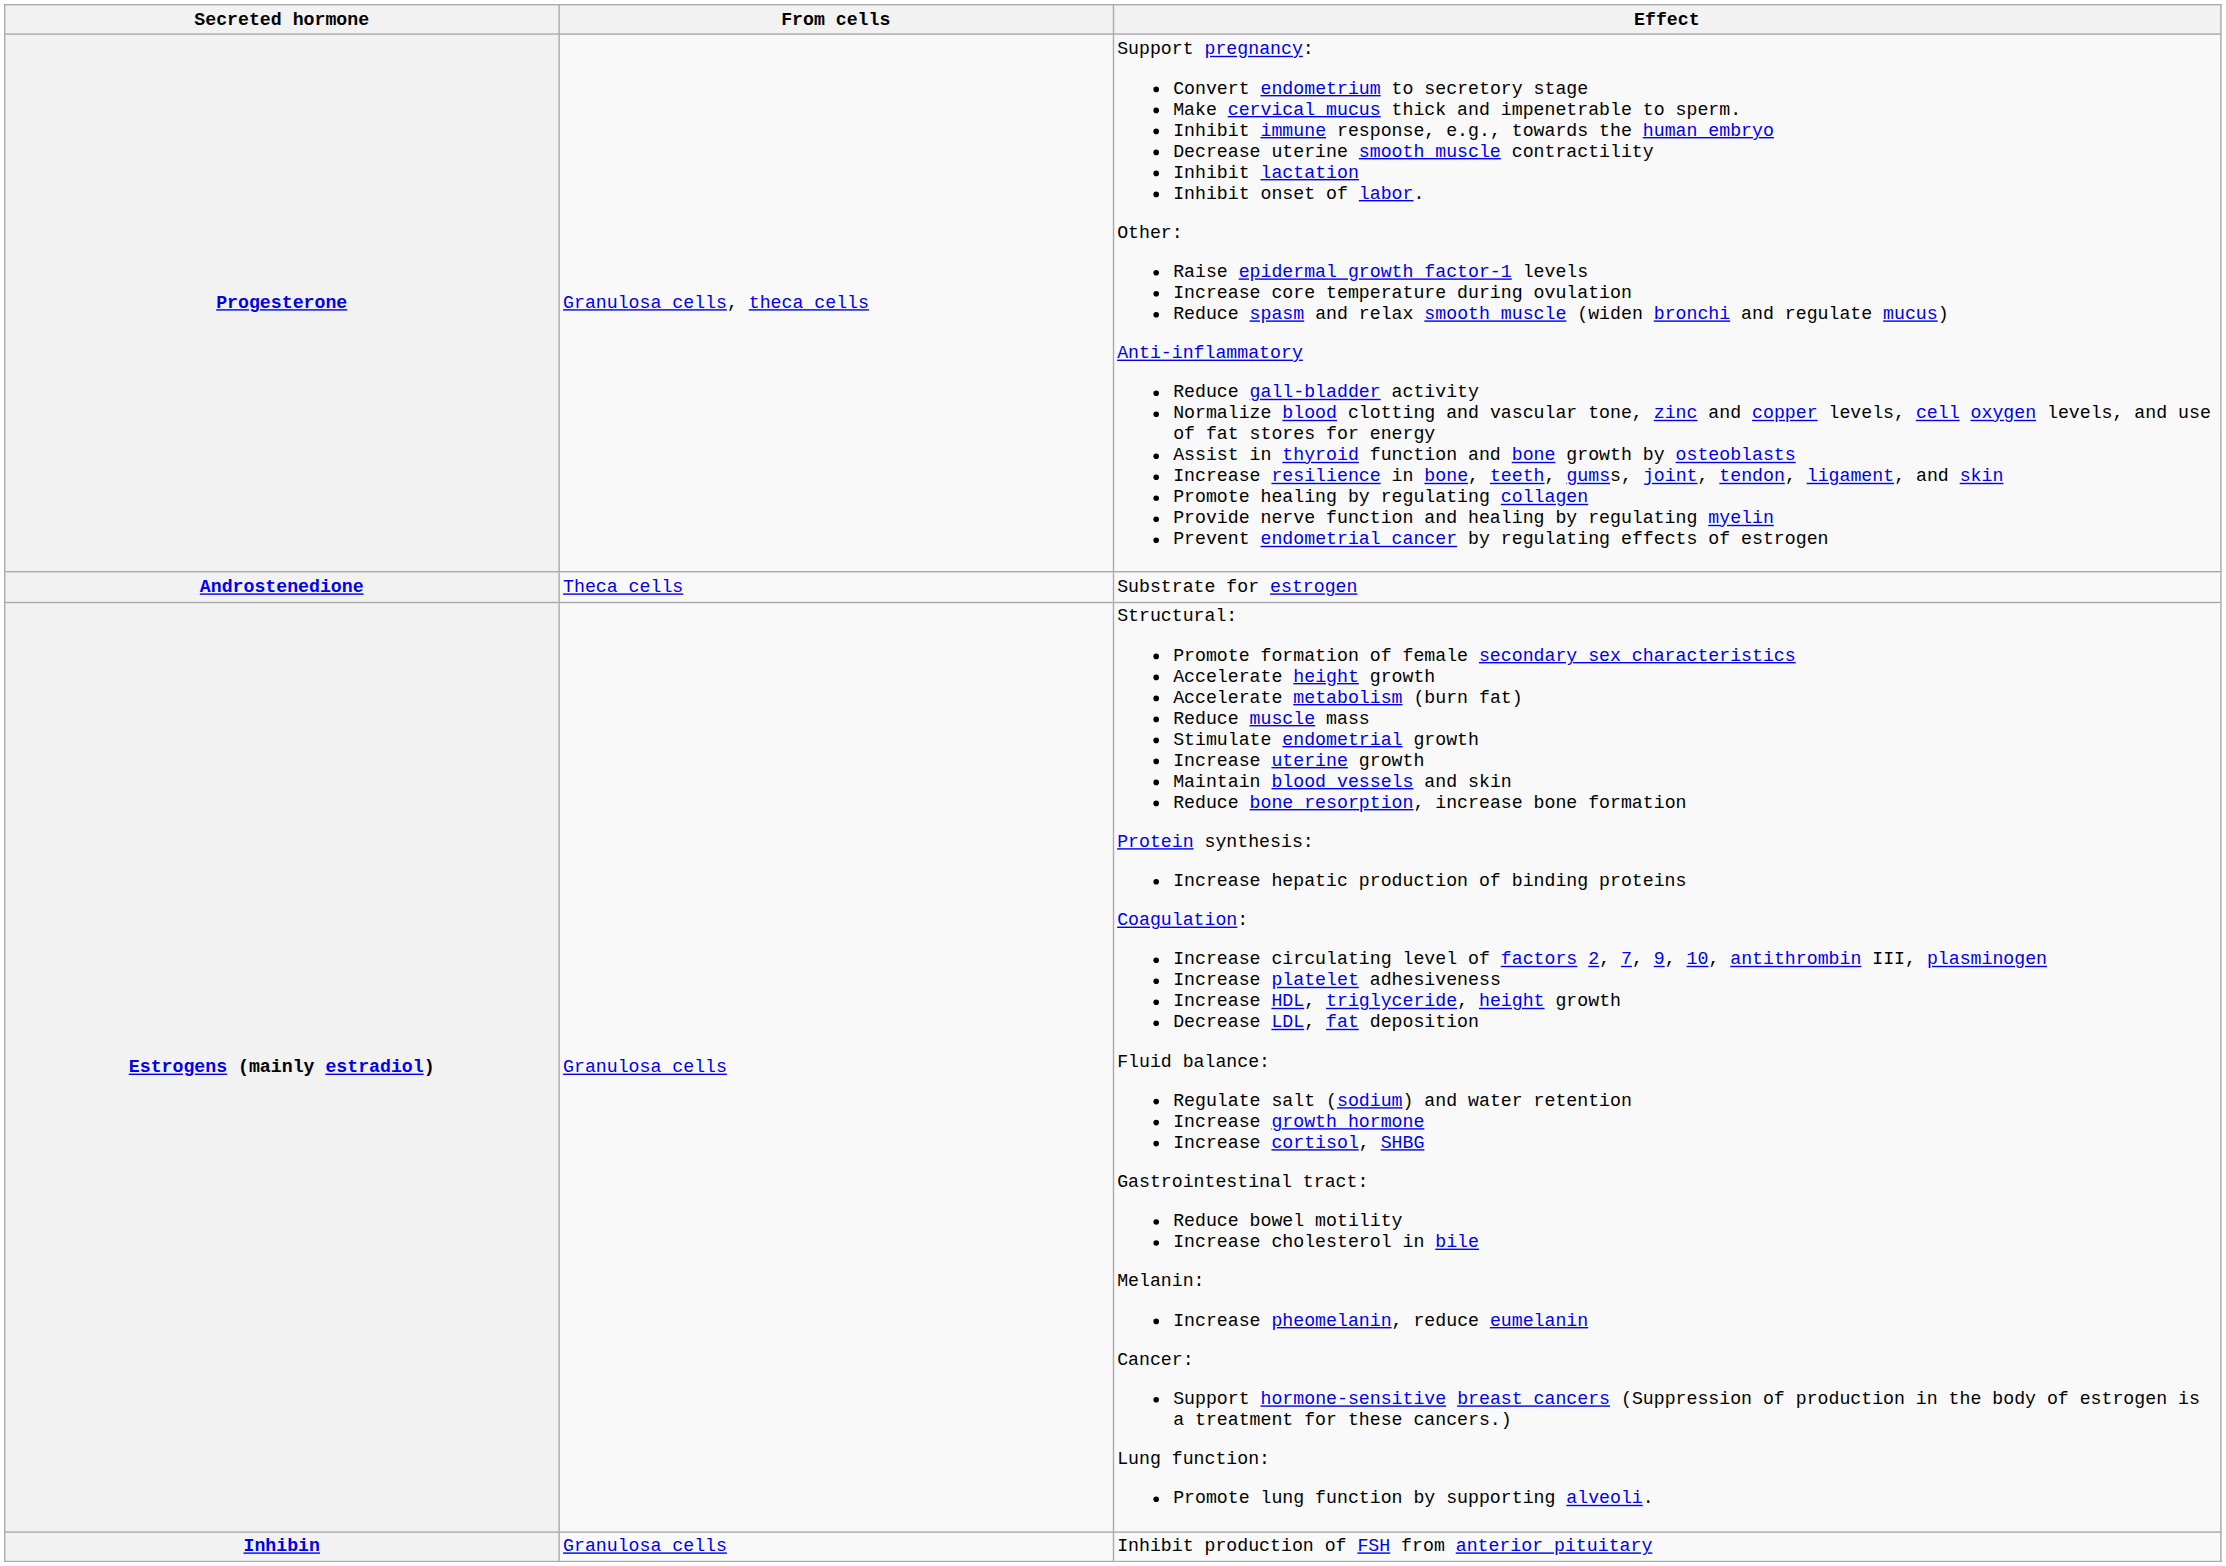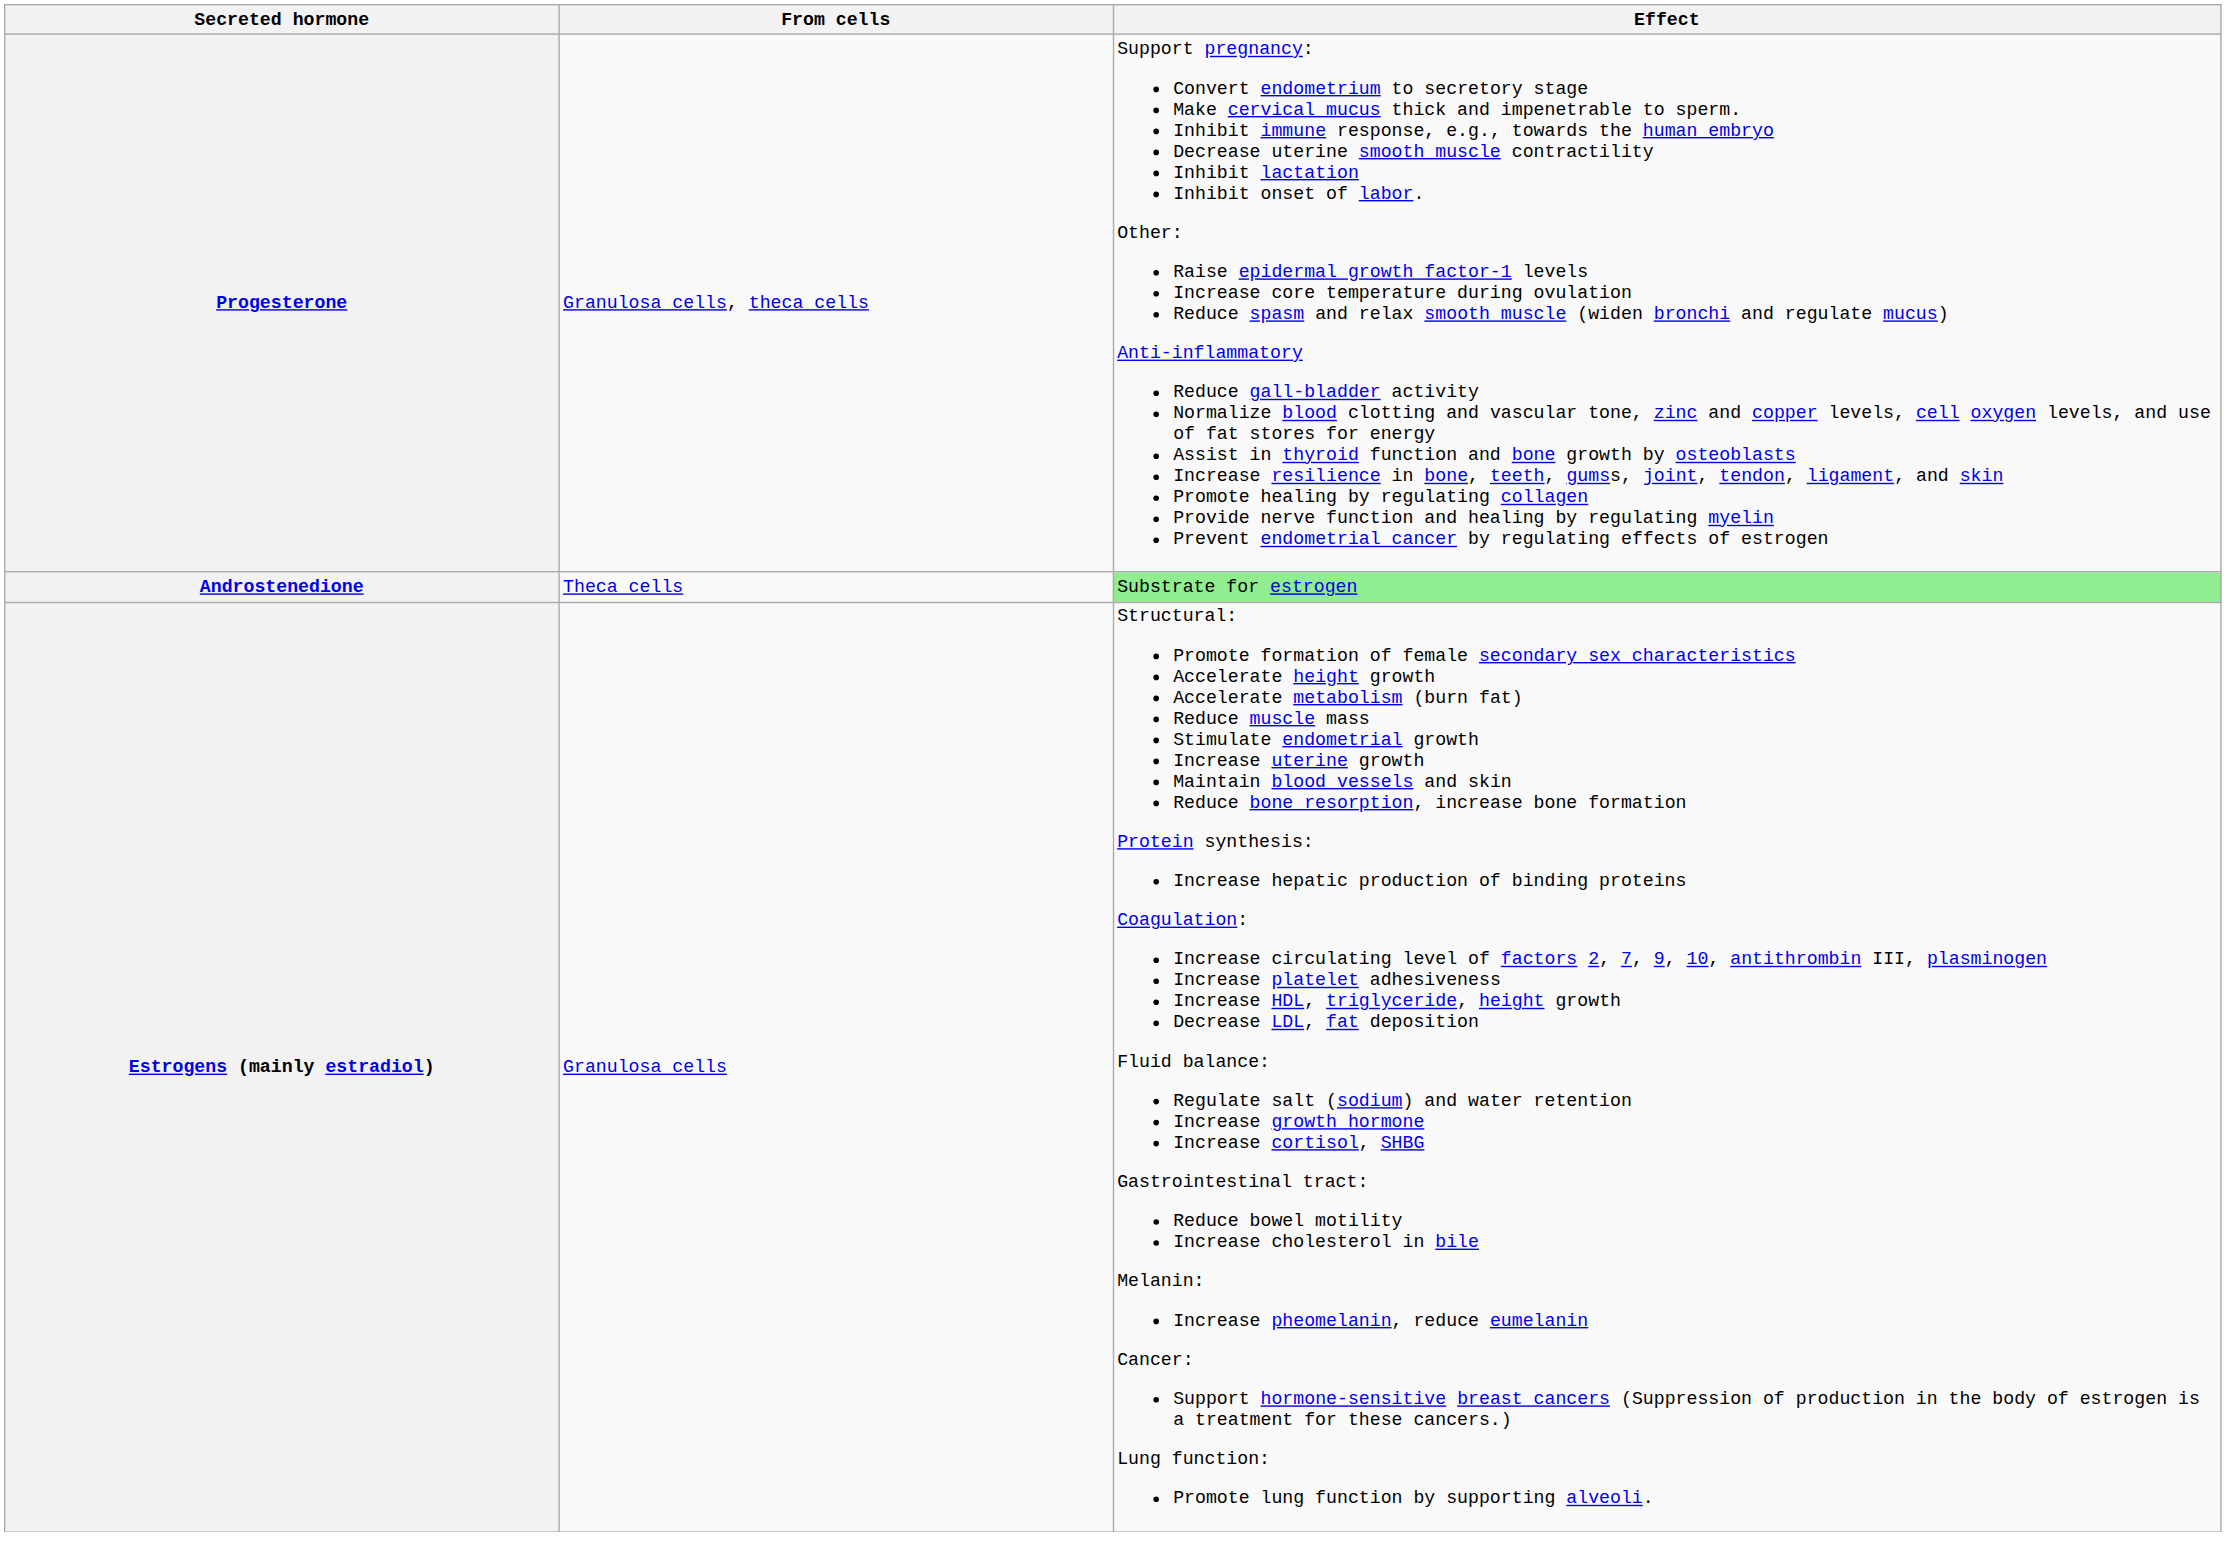(1237, 587) no background -> (1237, 587) lightgreen background
- row: (282, 1547)
